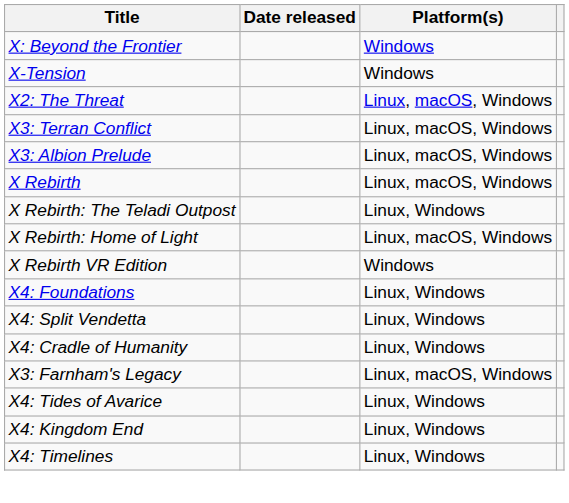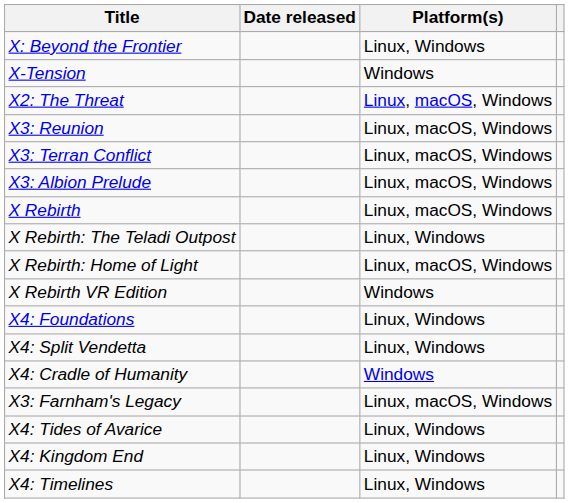(399, 45) Windows -> (424, 45) Linux, Windows
+ row: (56, 127)
(424, 347) Linux, Windows -> (399, 374) Windows
